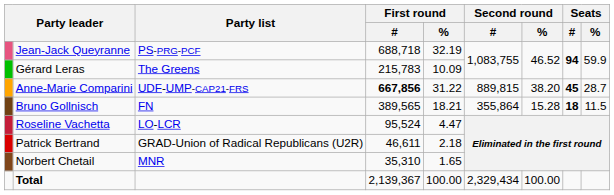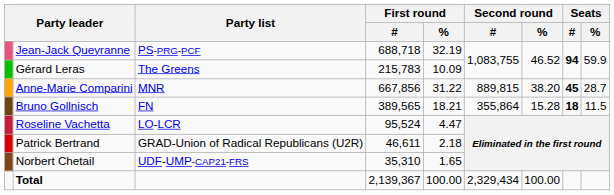(193, 87) UDF-UMP-CAP21-FRS -> (151, 87) MNR
(399, 87) bold -> (399, 87) normal
(151, 161) MNR -> (193, 161) UDF-UMP-CAP21-FRS
